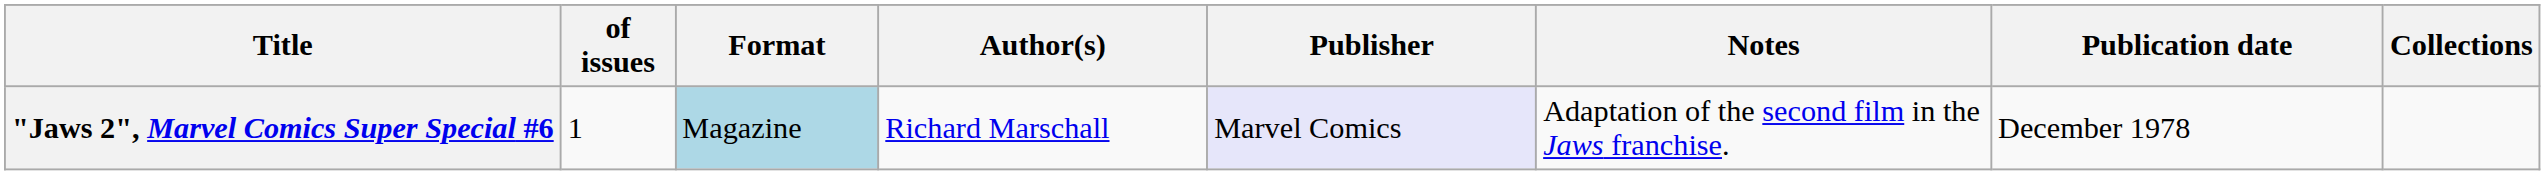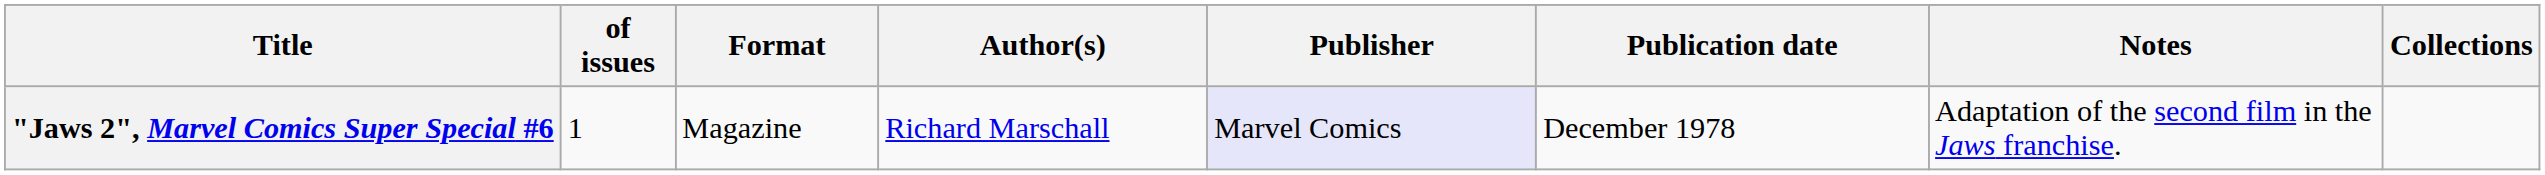columns swapped: (2187, 45) <-> (1764, 45)
(742, 127) lightblue background -> (742, 127) no background
